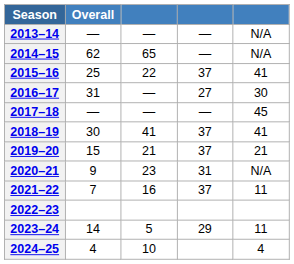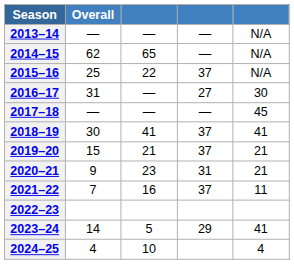(261, 73) 41 -> (261, 73) N/A
(261, 171) N/A -> (261, 171) 21
(261, 229) 11 -> (261, 229) 41
